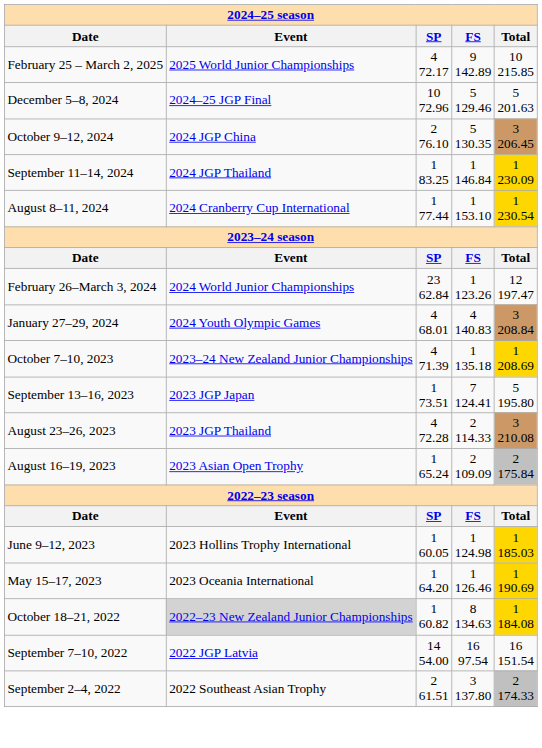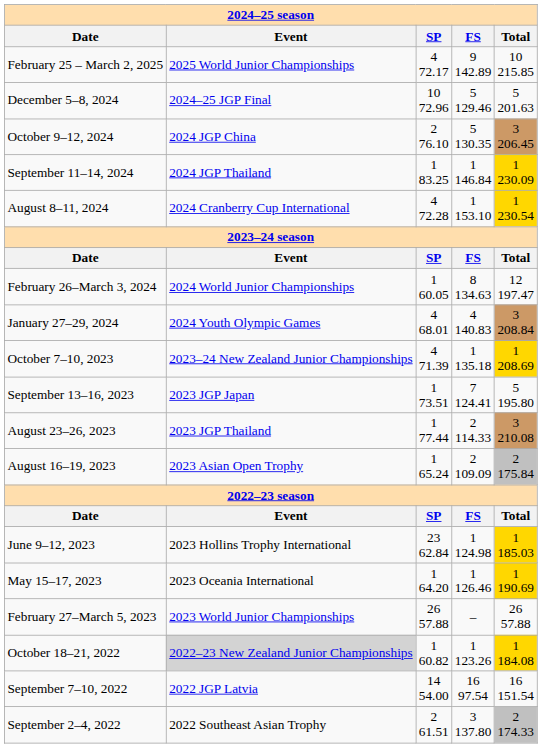(434, 208) 1 77.44 -> (434, 208) 4 72.28
(434, 286) 23 62.84 -> (434, 286) 1 60.05
(473, 286) 1 123.26 -> (473, 286) 8 134.63
(434, 430) 4 72.28 -> (434, 430) 1 77.44
(434, 544) 1 60.05 -> (434, 544) 23 62.84
+ row: (82, 616)
(473, 616) 8 134.63 -> (473, 652) 1 123.26
